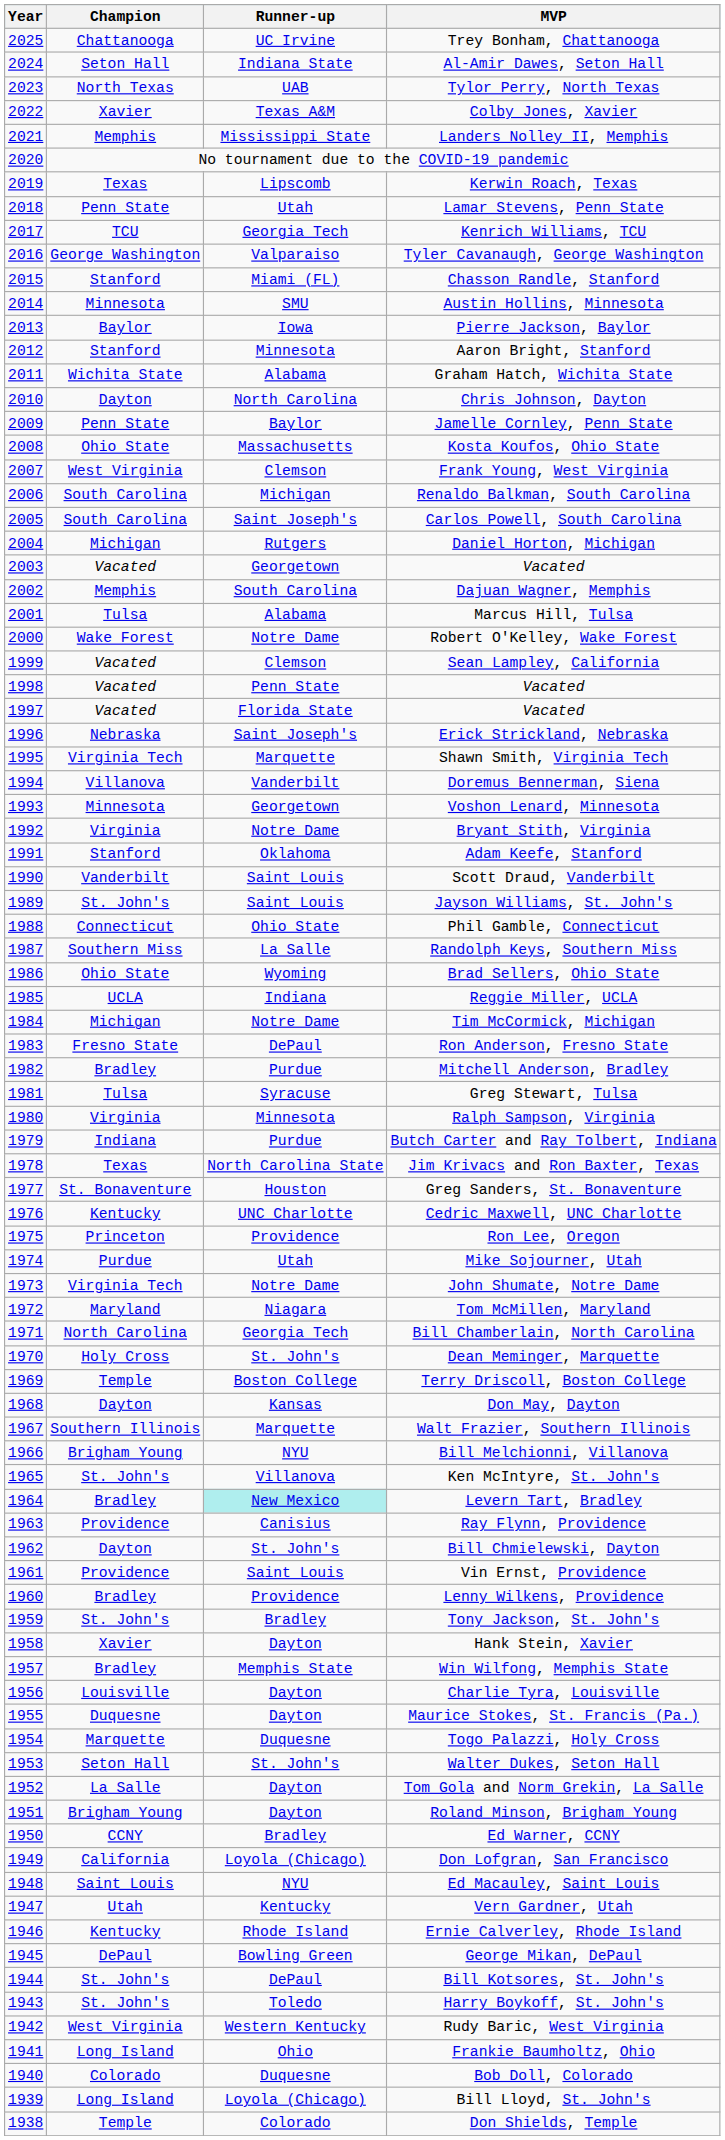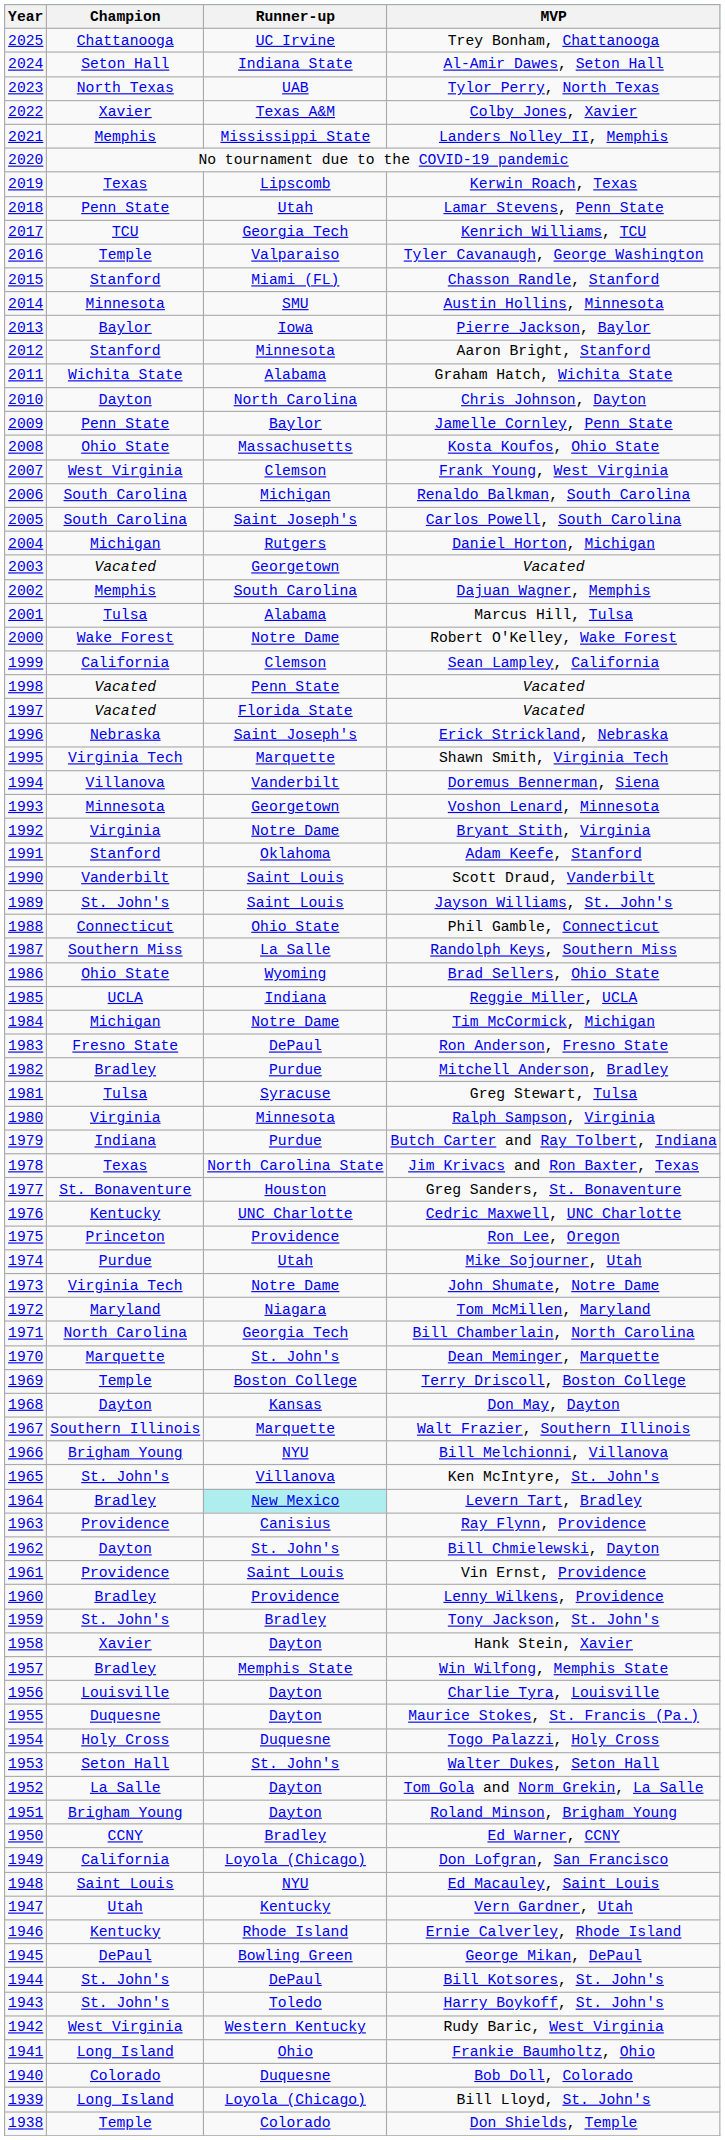(125, 256) George Washington -> (125, 256) Temple
(125, 663) Vacated -> (125, 663) California
(125, 1357) Holy Cross -> (125, 1357) Marquette
(125, 1740) Marquette -> (125, 1740) Holy Cross
